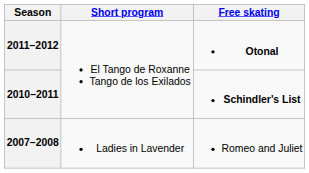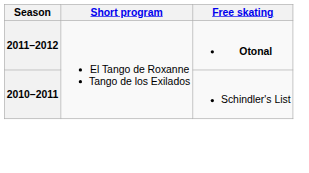(249, 100) bold -> (243, 100) normal
- row: (33, 143)
